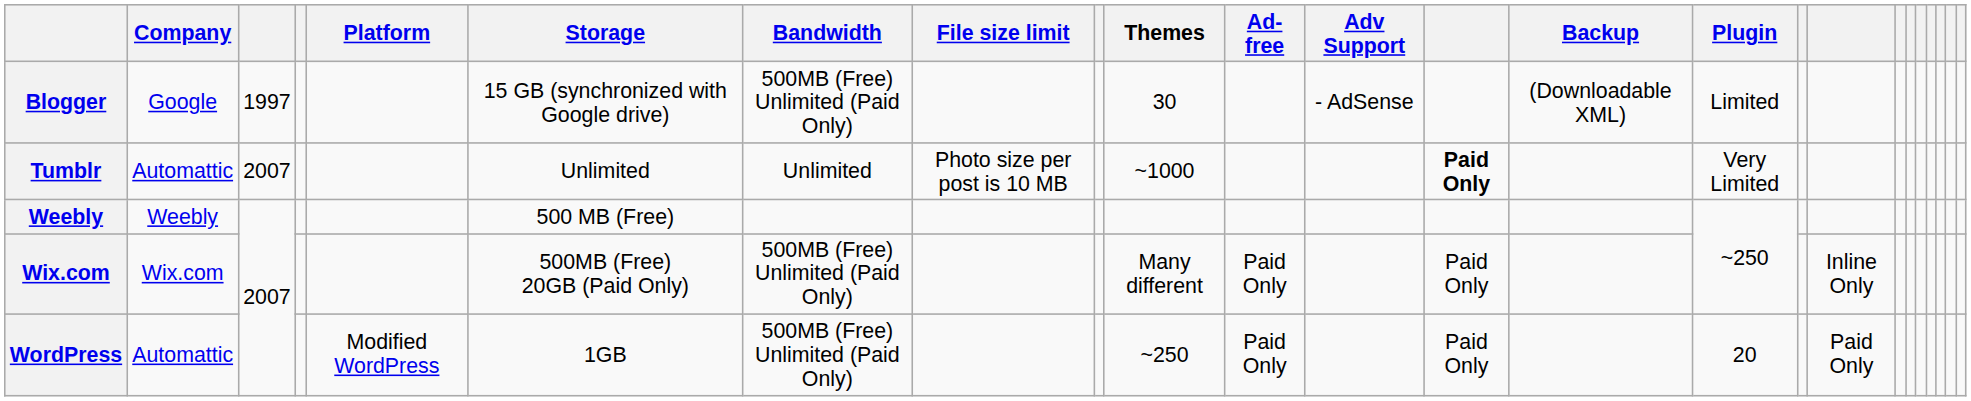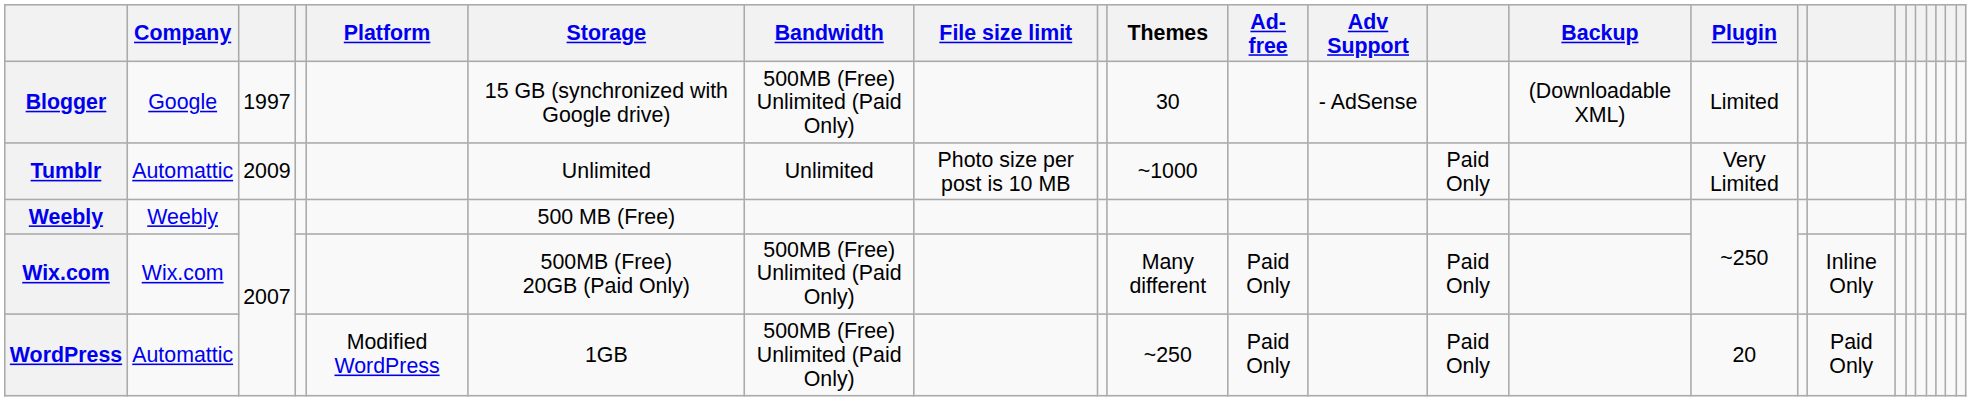(267, 171) 2007 -> (267, 171) 2009
(1466, 171) bold -> (1468, 171) normal
